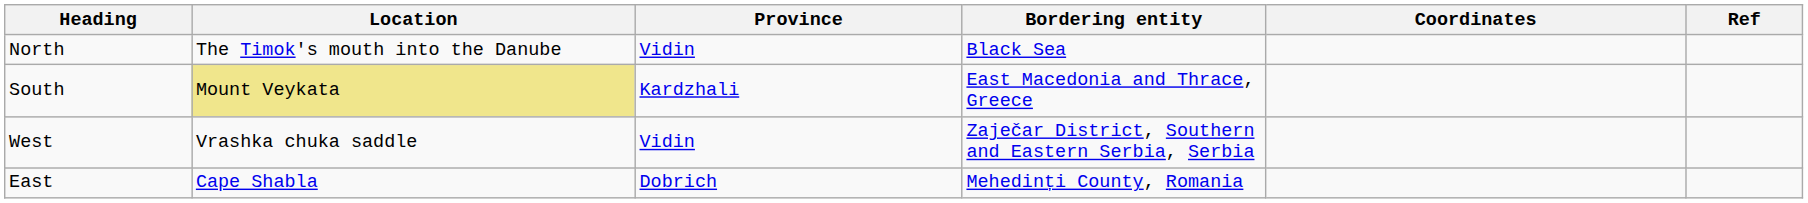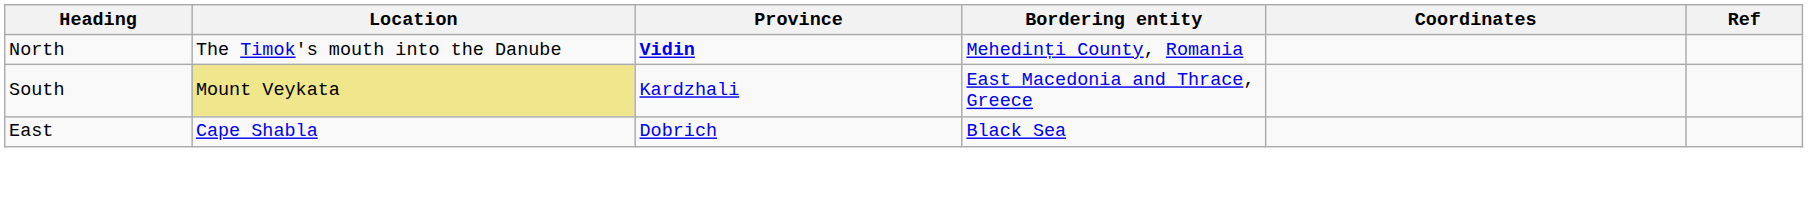(667, 50) normal -> (667, 50) bold
(1016, 50) Black Sea -> (1105, 50) Mehedinți County, Romania
- row: (31, 142)
(1105, 183) Mehedinți County, Romania -> (1016, 131) Black Sea
